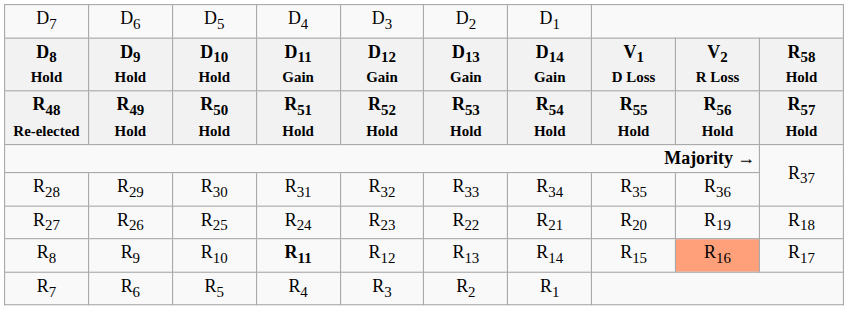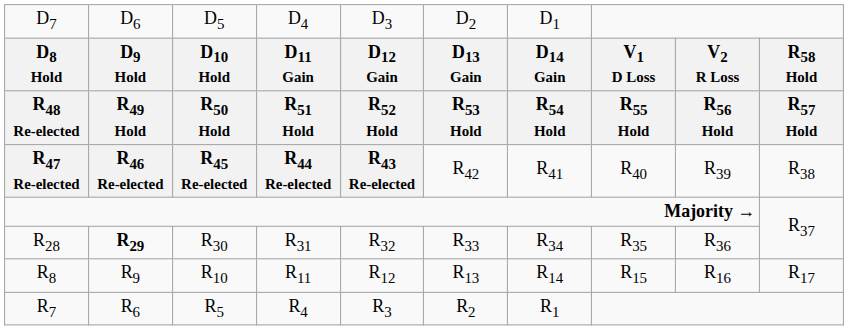+ row: (46, 170)
(130, 189) normal -> (130, 242) bold
- row: (46, 222)
(298, 255) bold -> (298, 275) normal
(718, 255) lightsalmon background -> (718, 275) no background
